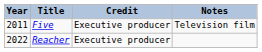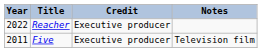rows swapped: (43, 26) <-> (51, 41)
